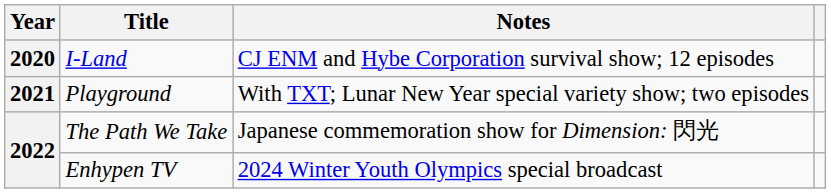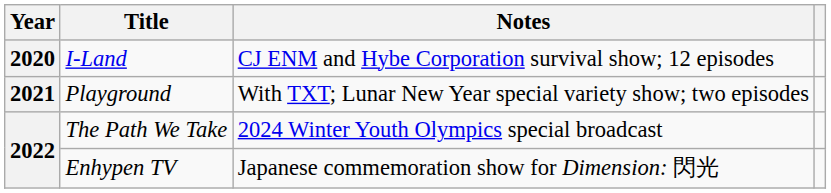(478, 131) Japanese commemoration show for Dimension: 閃光 -> (450, 129) 2024 Winter Youth Olympics special broadcast
(450, 169) 2024 Winter Youth Olympics special broadcast -> (478, 166) Japanese commemoration show for Dimension: 閃光
